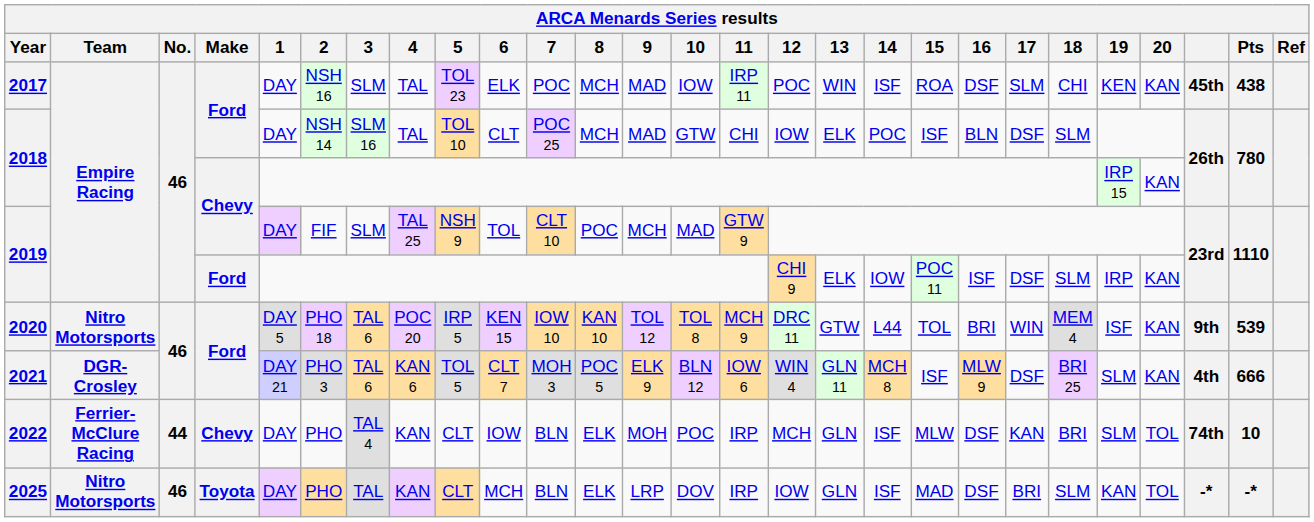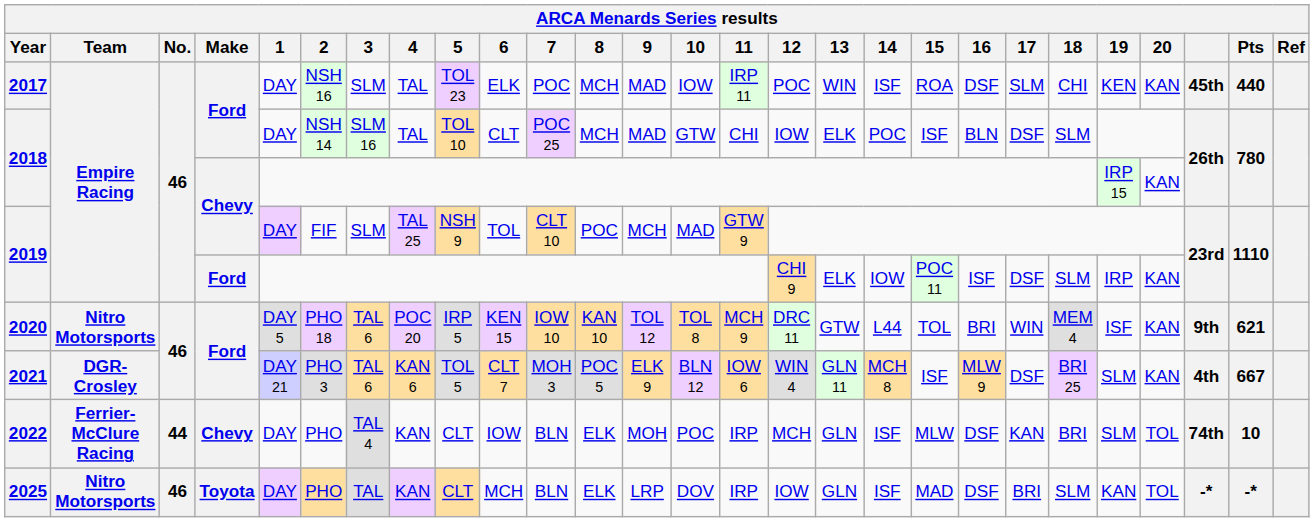(1251, 85) 438 -> (1251, 85) 440
(1251, 327) 539 -> (1251, 327) 621
(1251, 375) 666 -> (1251, 375) 667
